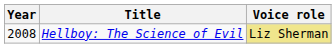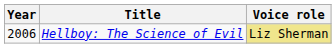(22, 34) 2008 -> (22, 34) 2006
